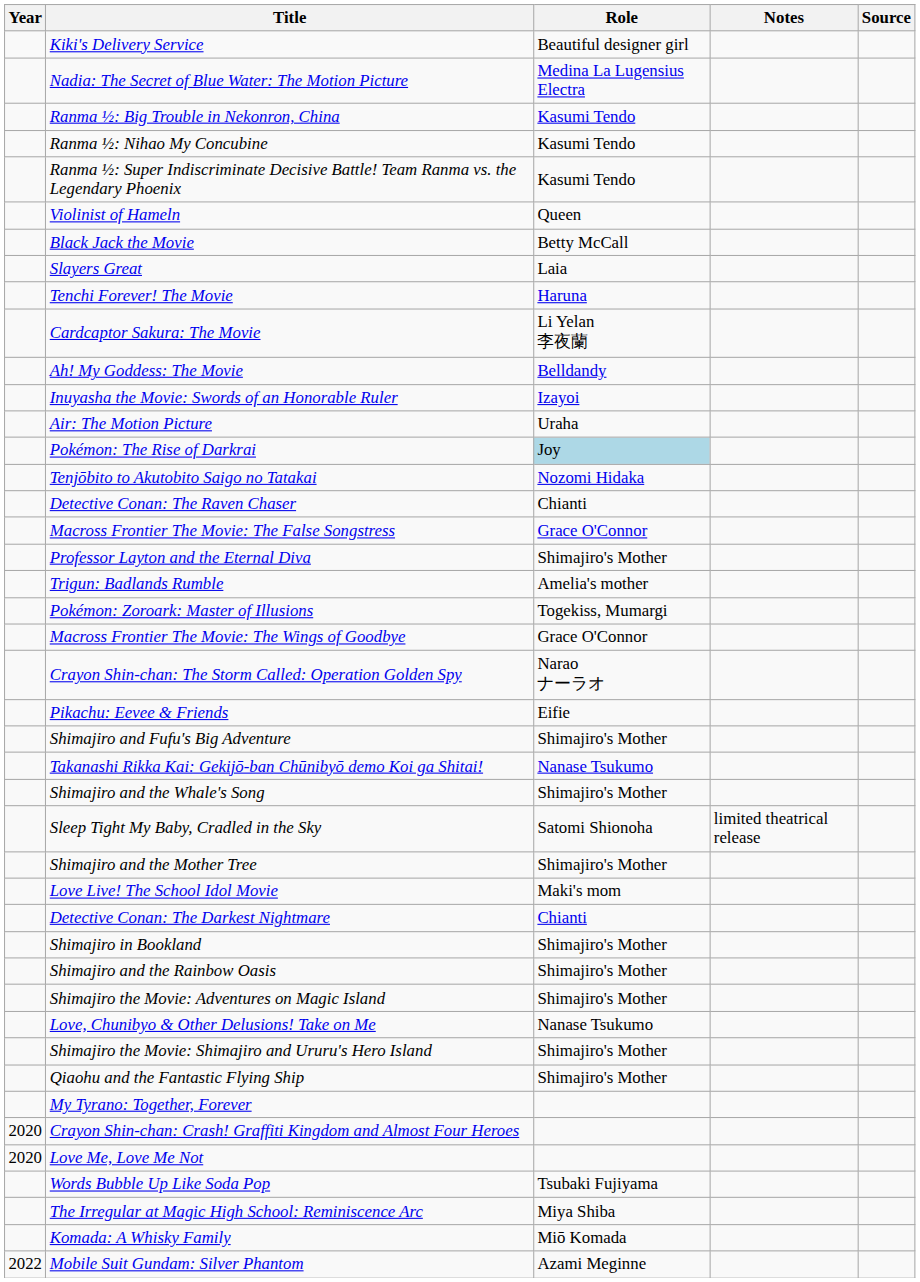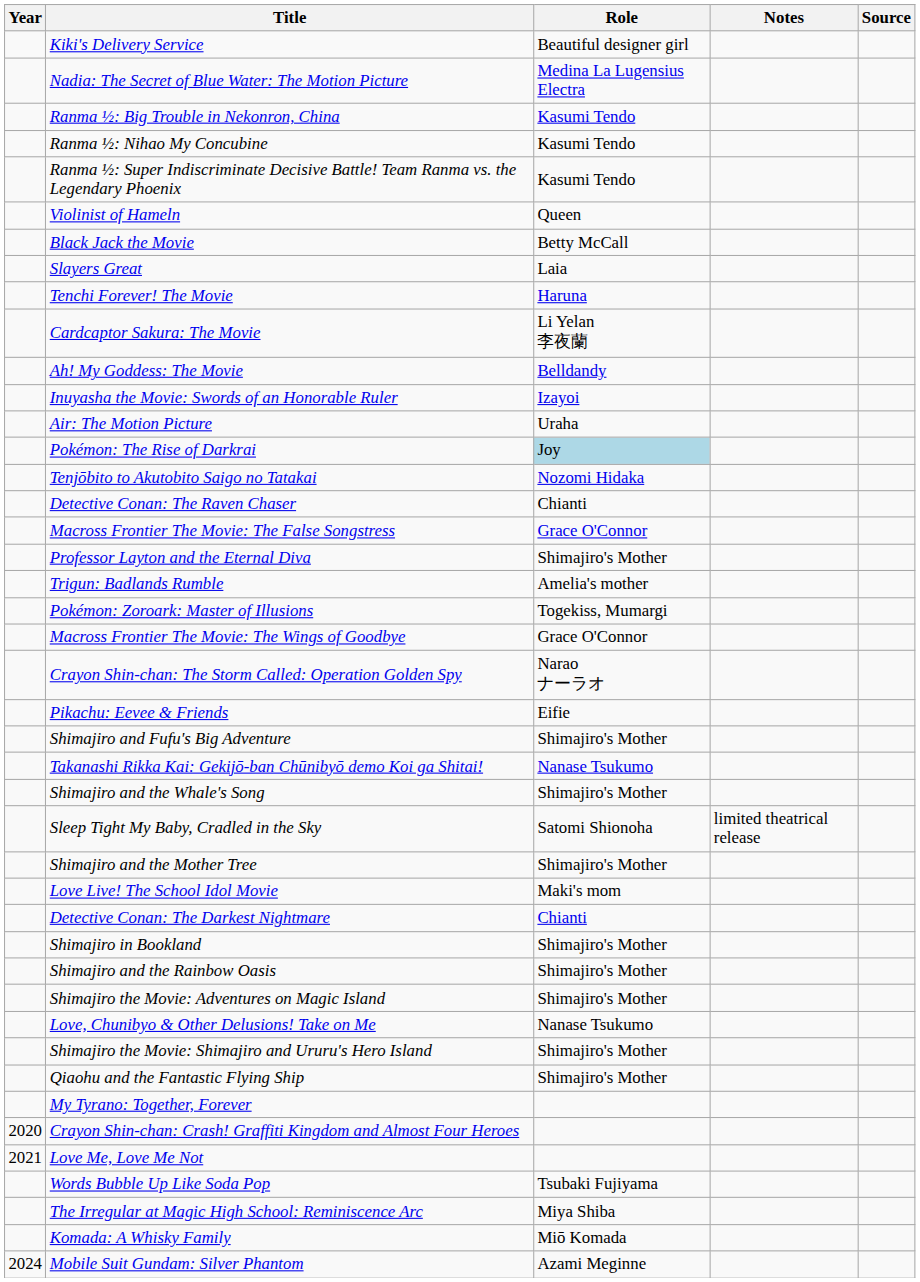(25, 1157) 2020 -> (25, 1157) 2021
(25, 1264) 2022 -> (25, 1264) 2024
